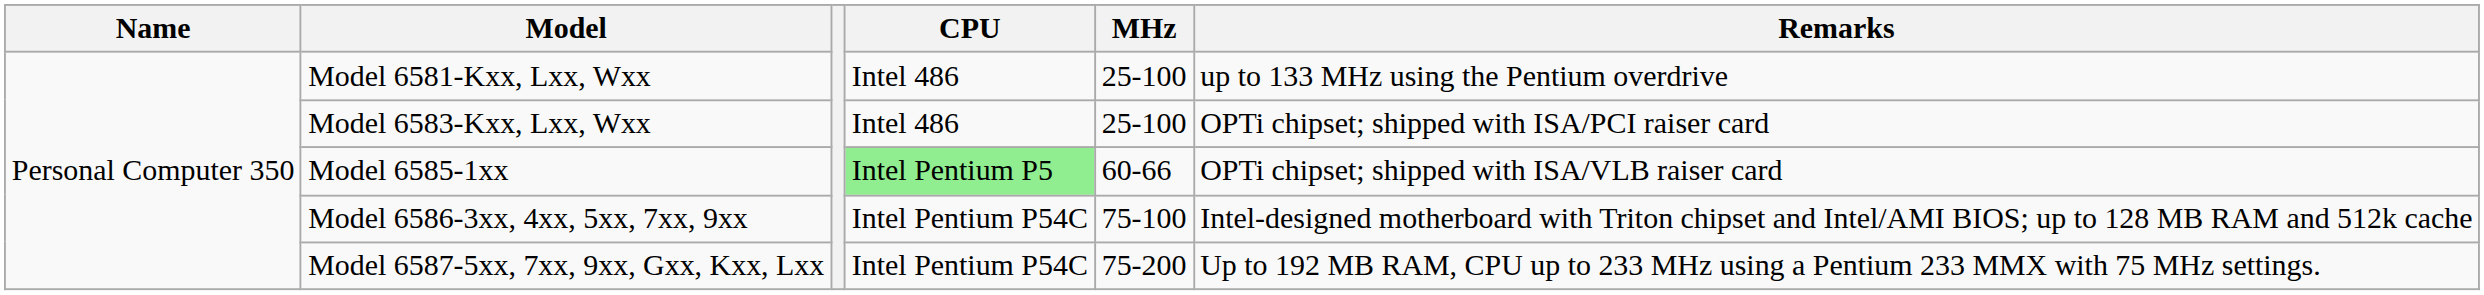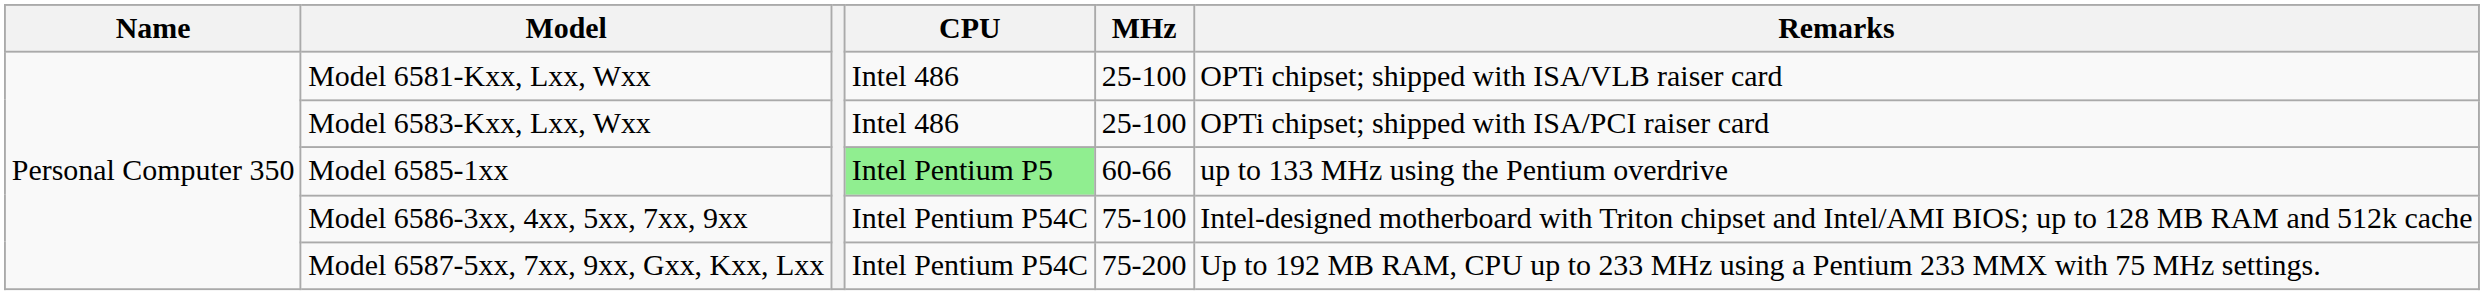(1464, 75) up to 133 MHz using the Pentium overdrive -> (1491, 75) OPTi chipset; shipped with ISA/VLB raiser card
(1491, 170) OPTi chipset; shipped with ISA/VLB raiser card -> (1464, 170) up to 133 MHz using the Pentium overdrive
